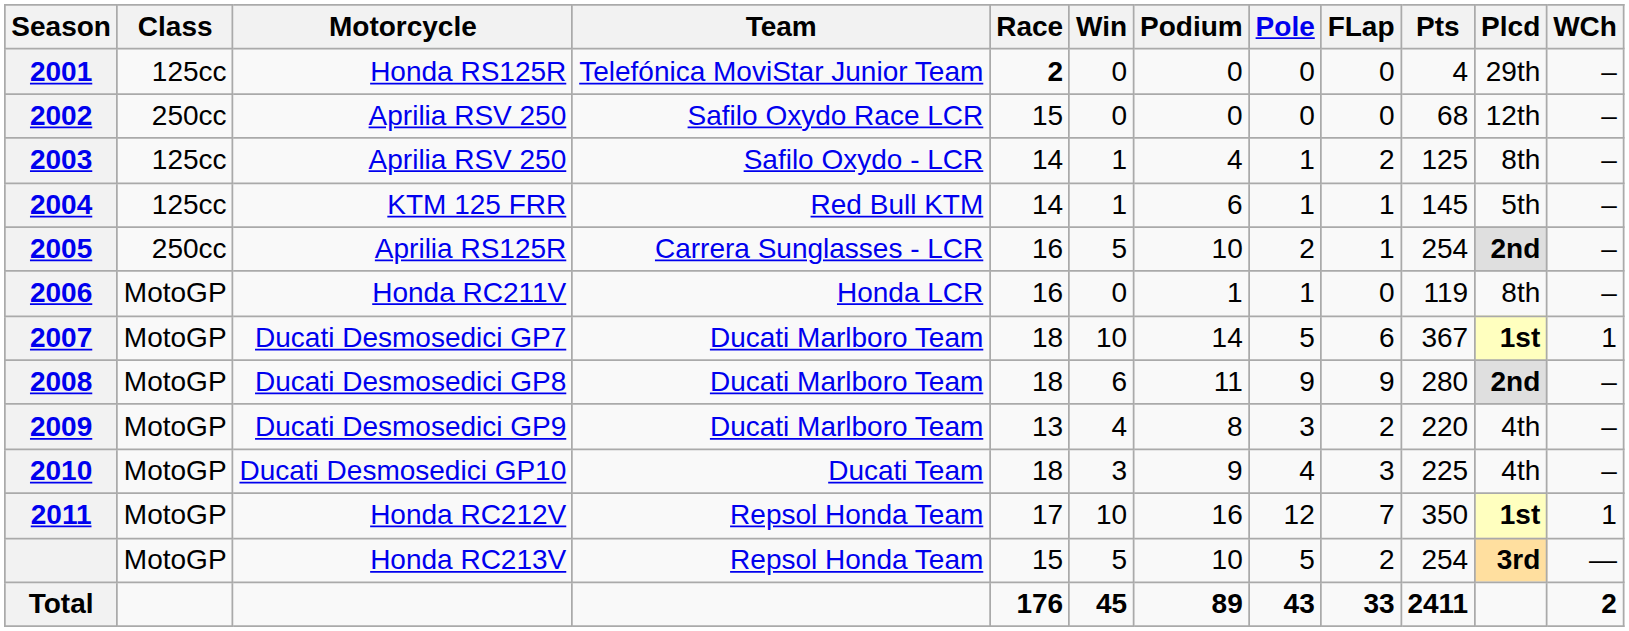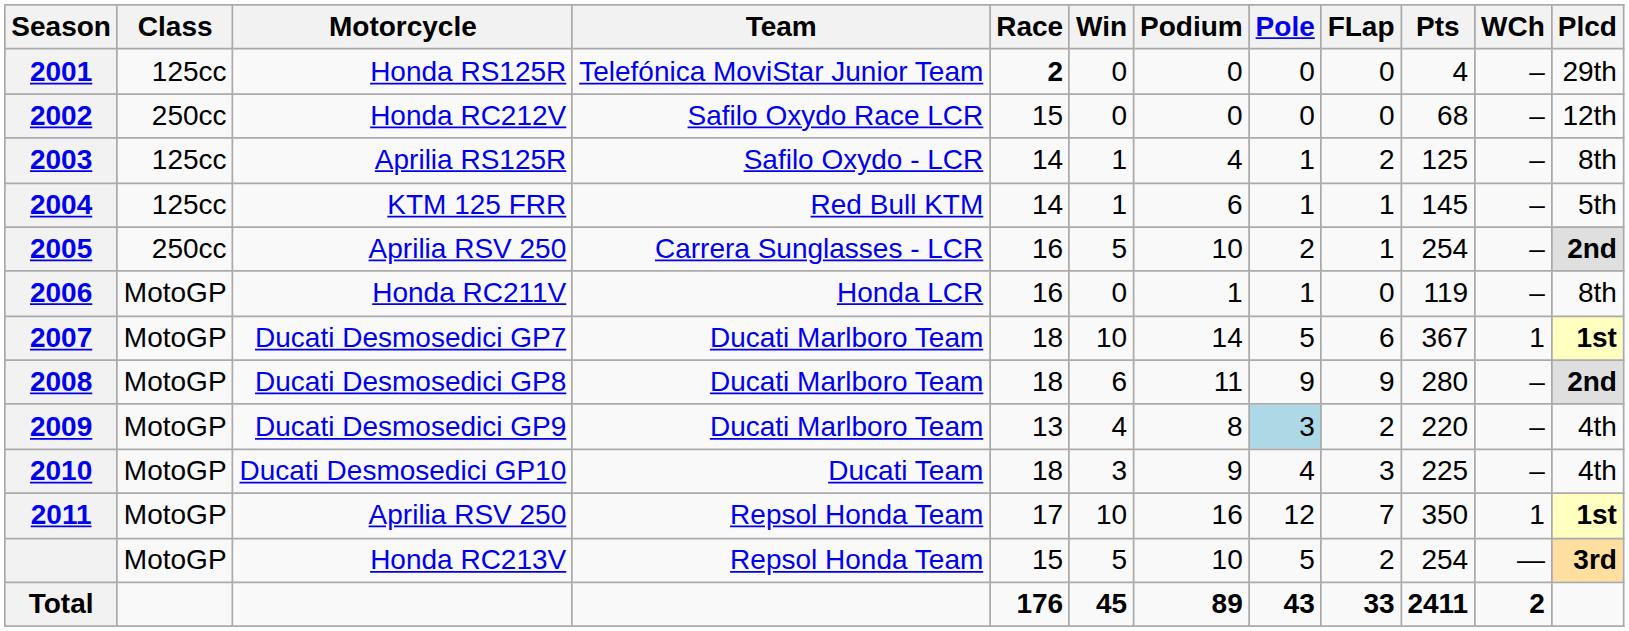columns swapped: (1511, 26) <-> (1585, 26)
(467, 115) Aprilia RSV 250 -> (468, 115) Honda RC212V
(467, 159) Aprilia RSV 250 -> (471, 159) Aprilia RS125R
(471, 248) Aprilia RS125R -> (467, 248) Aprilia RSV 250
(1307, 426) no background -> (1307, 426) lightblue background
(468, 515) Honda RC212V -> (467, 515) Aprilia RSV 250
